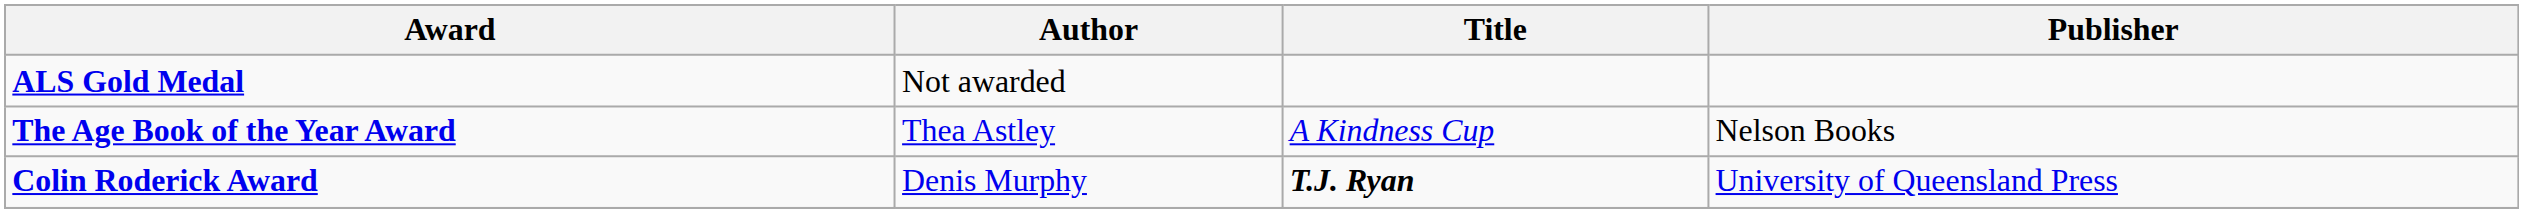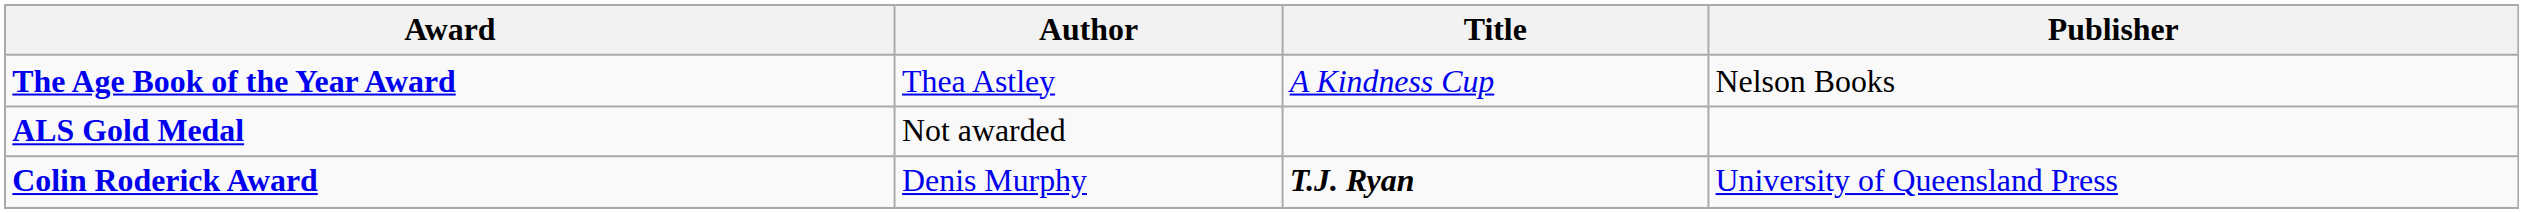rows swapped: (234, 130) <-> (128, 80)
